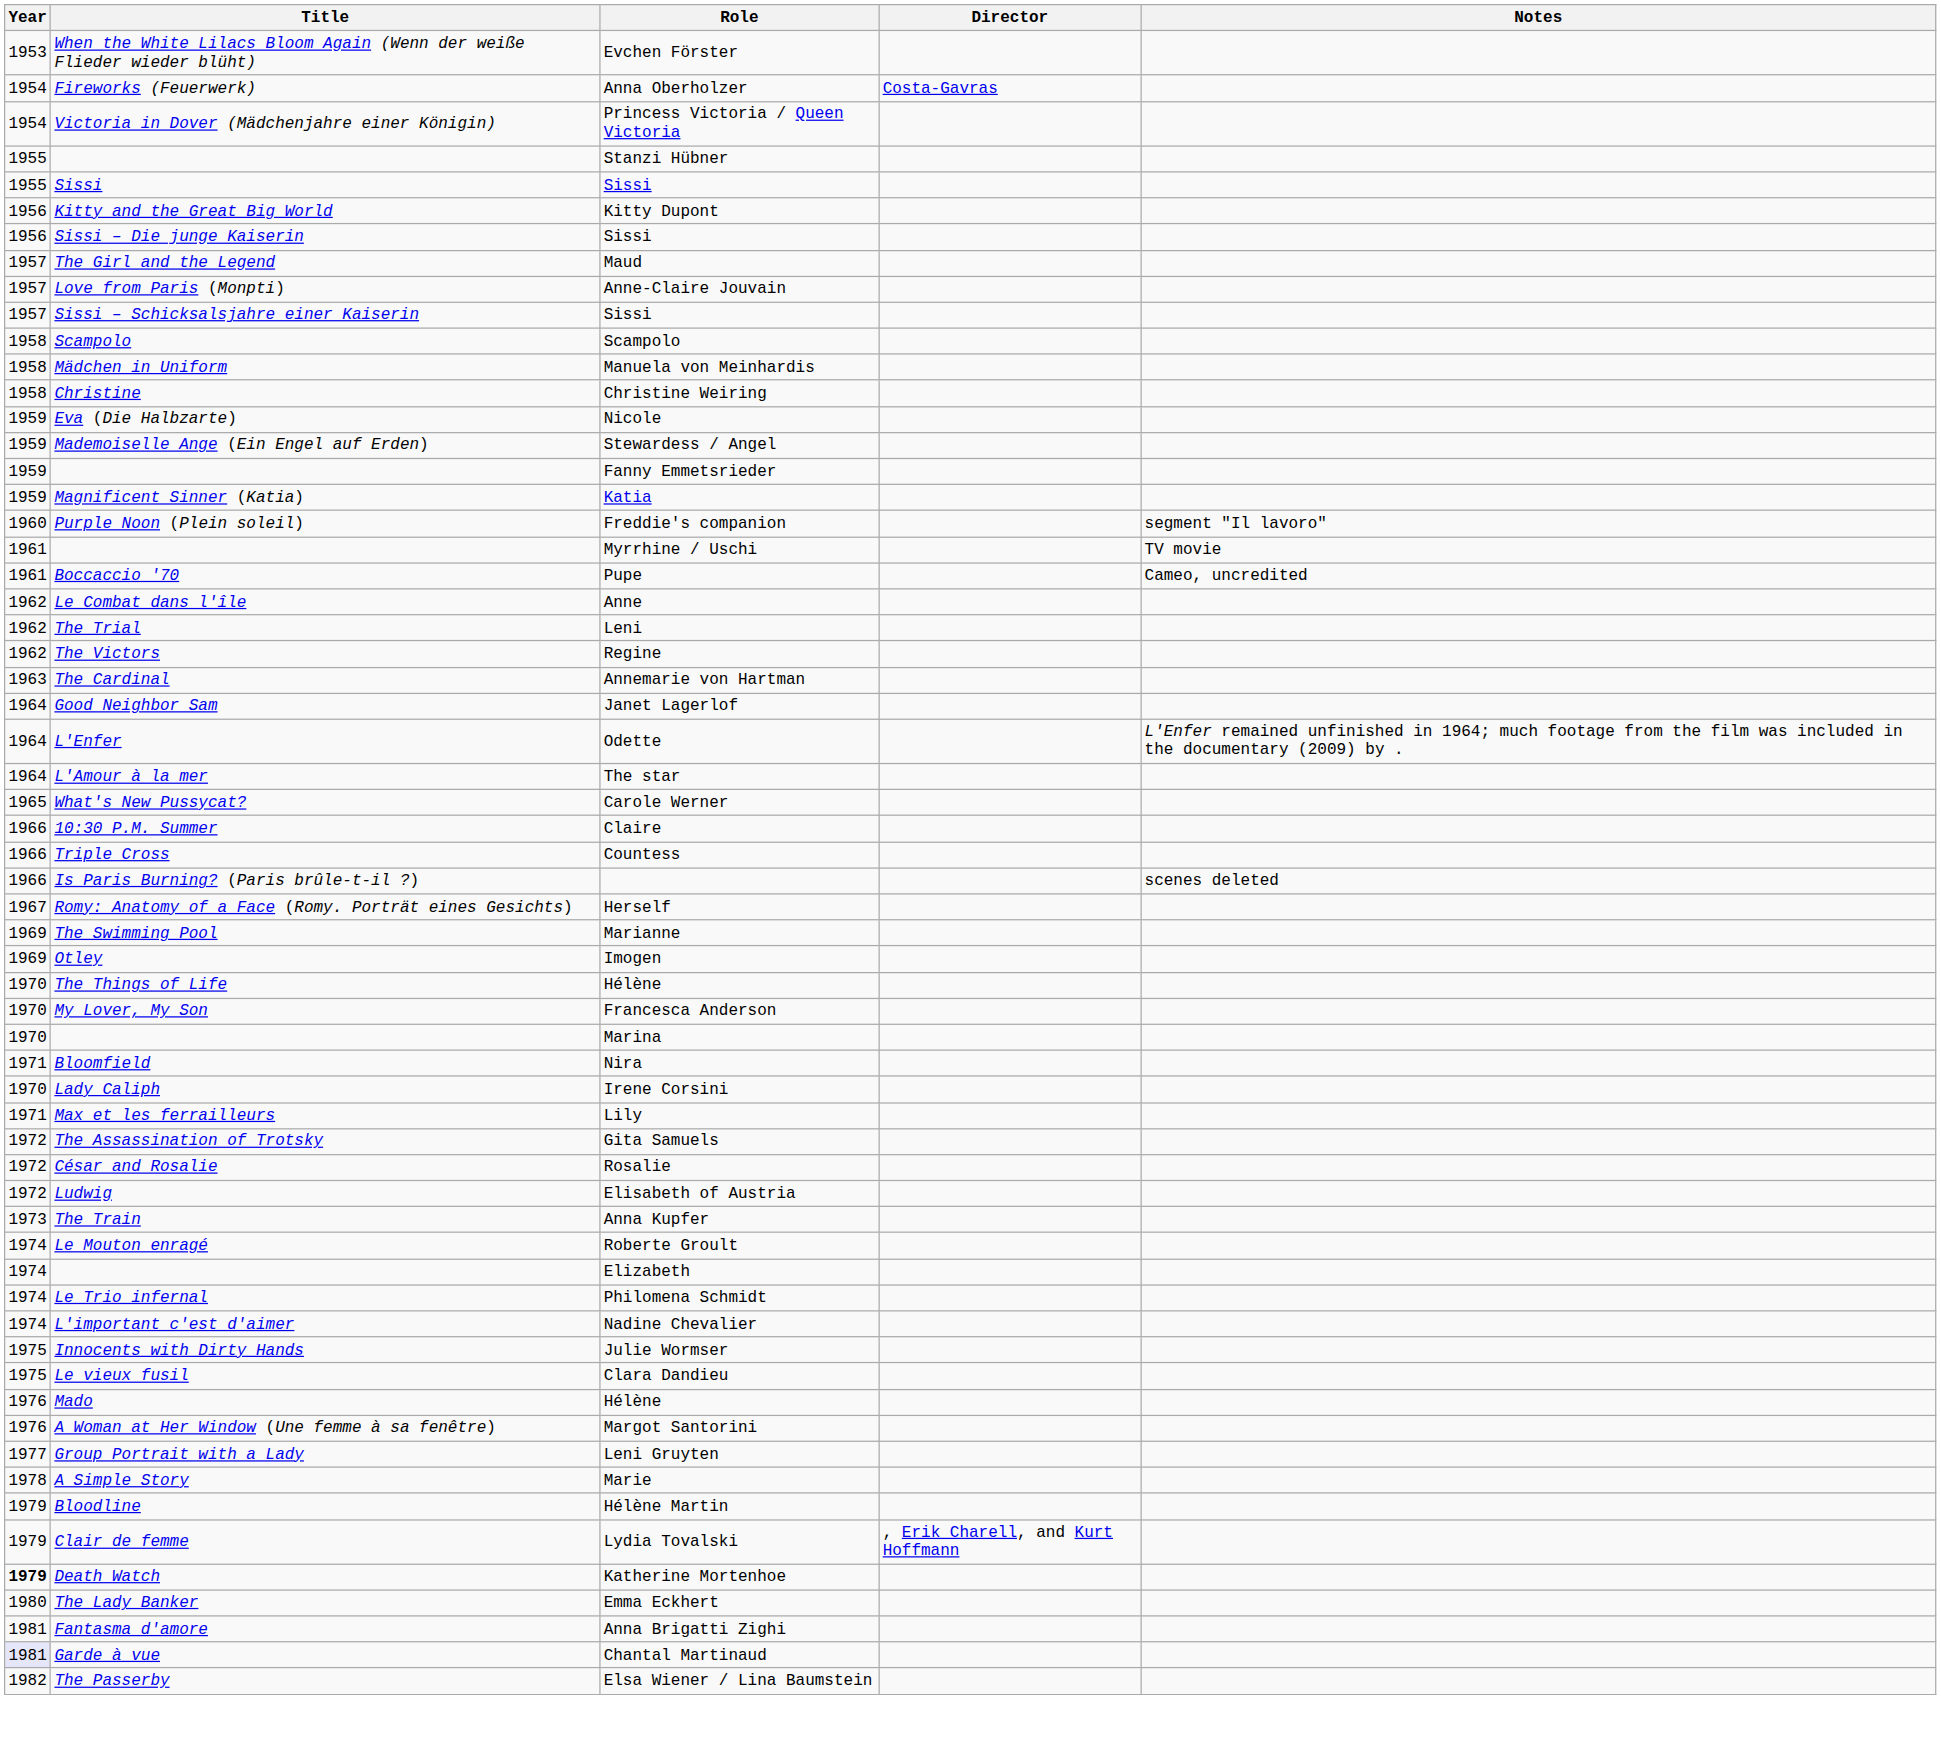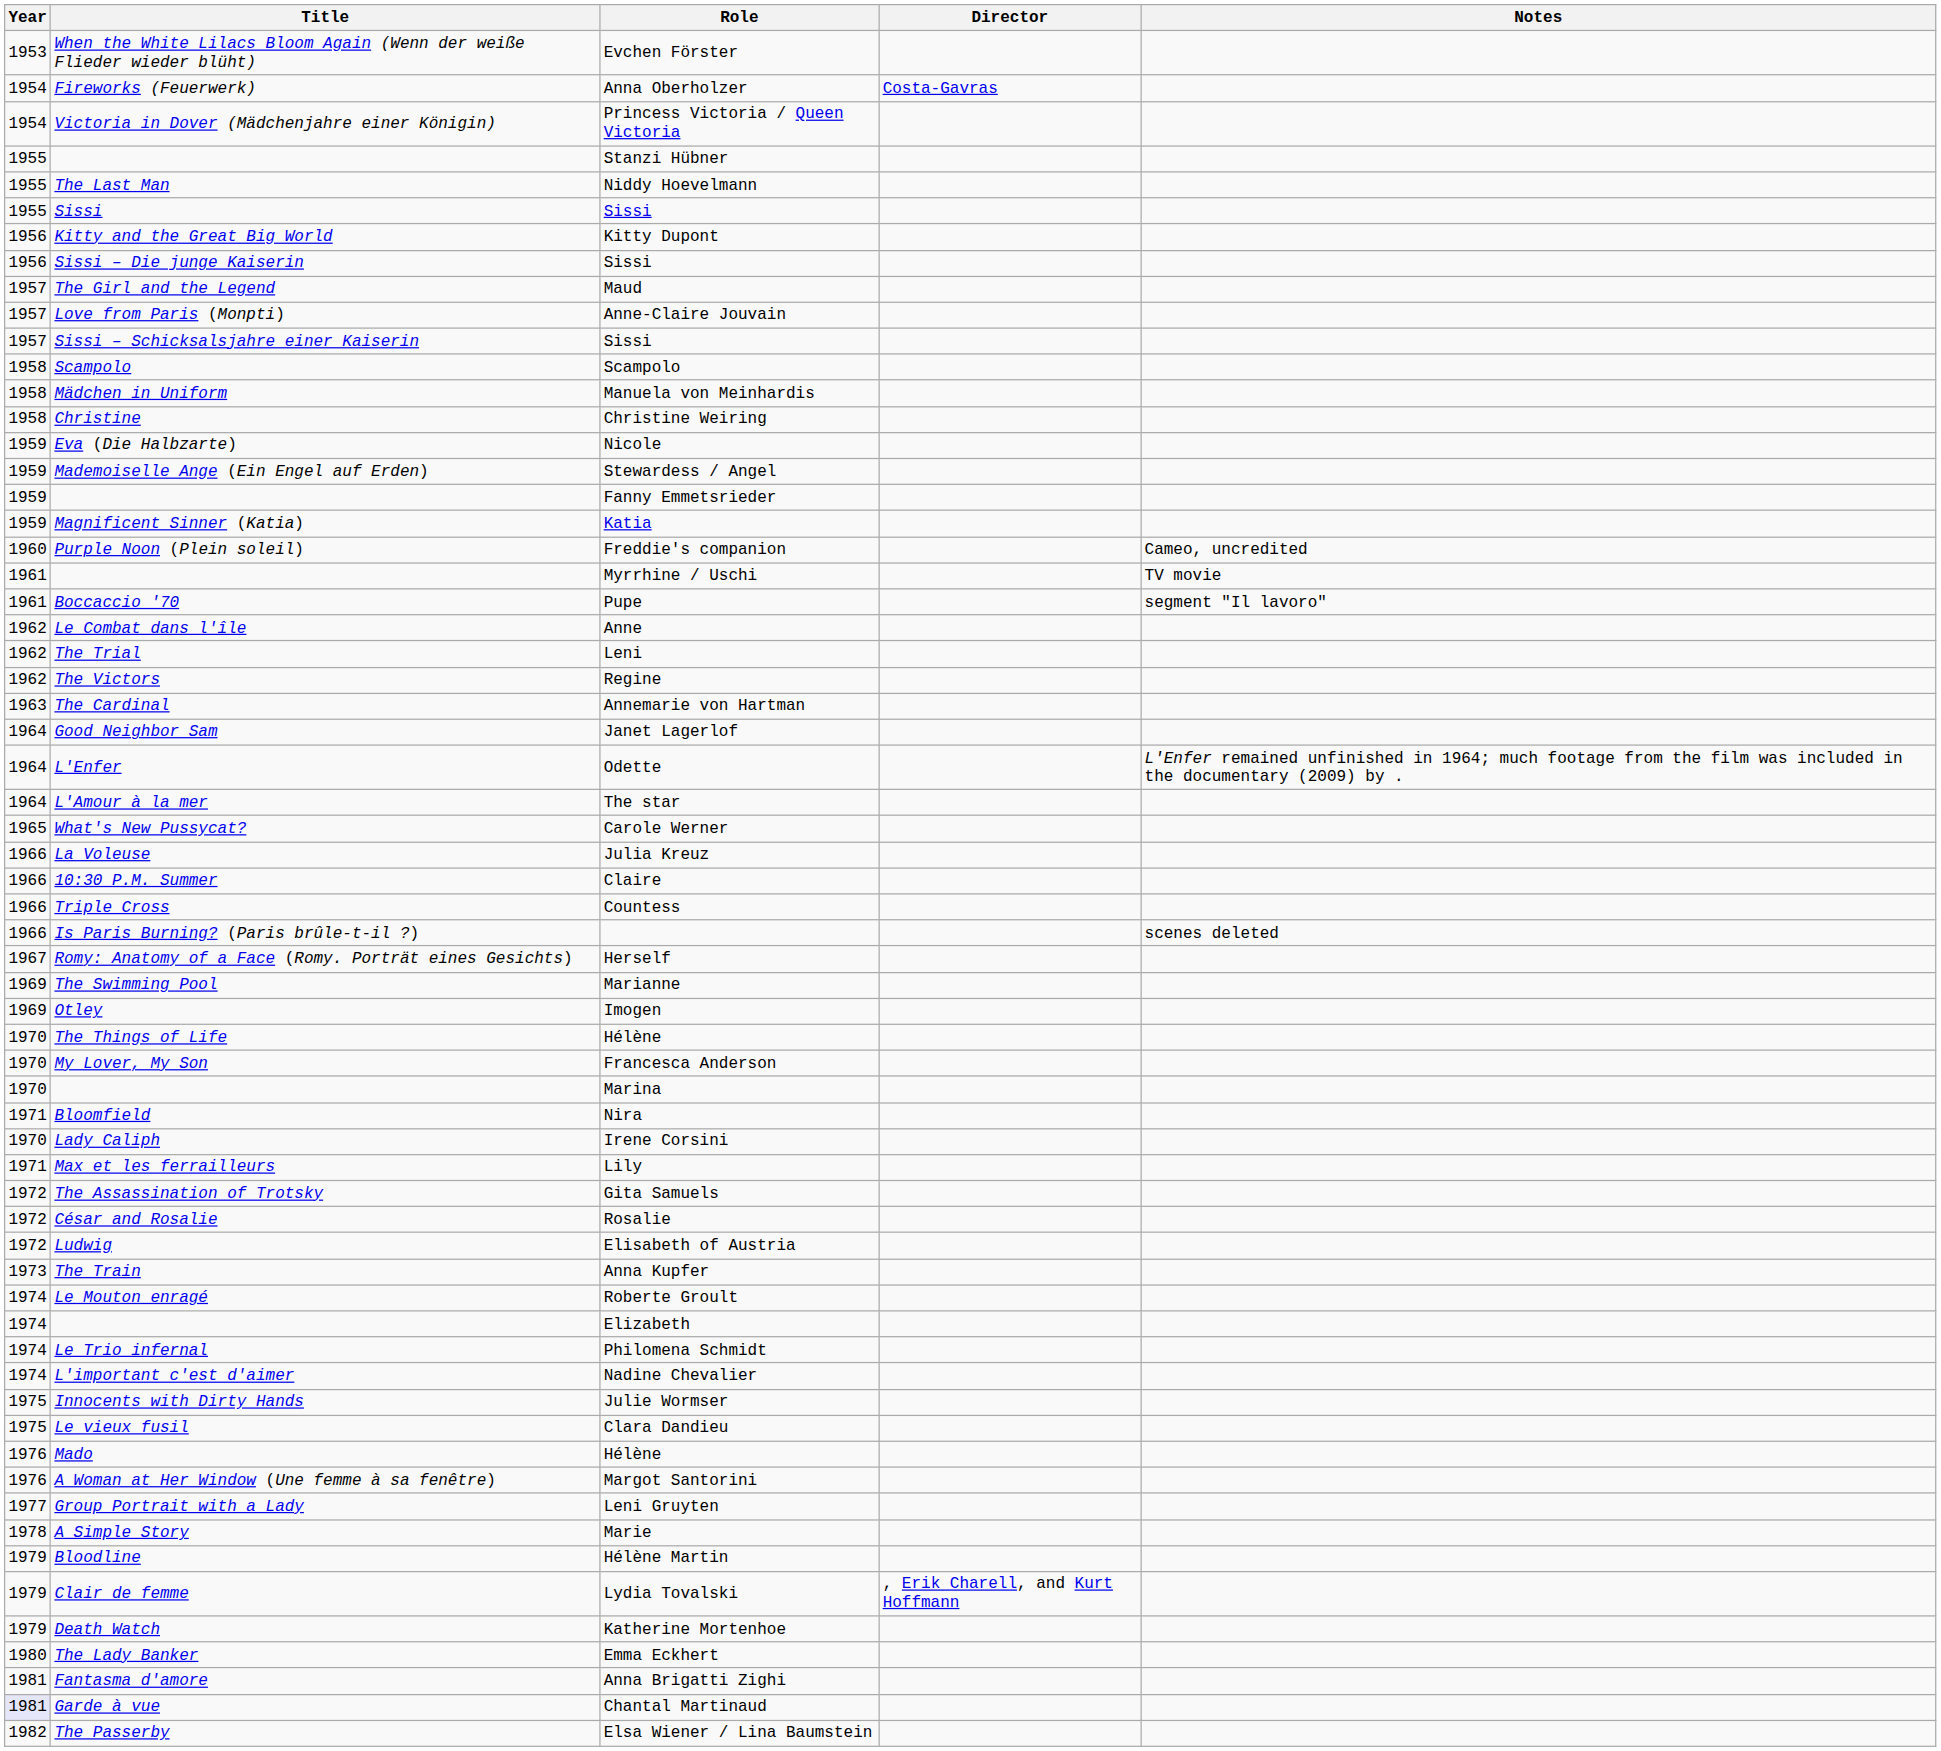+ row: (112, 185)
(1236, 524) segment "Il lavoro" -> (1226, 550) Cameo, uncredited
(1226, 576) Cameo, uncredited -> (1236, 602) segment "Il lavoro"
+ row: (102, 855)
(28, 1577) bold -> (28, 1629) normal
